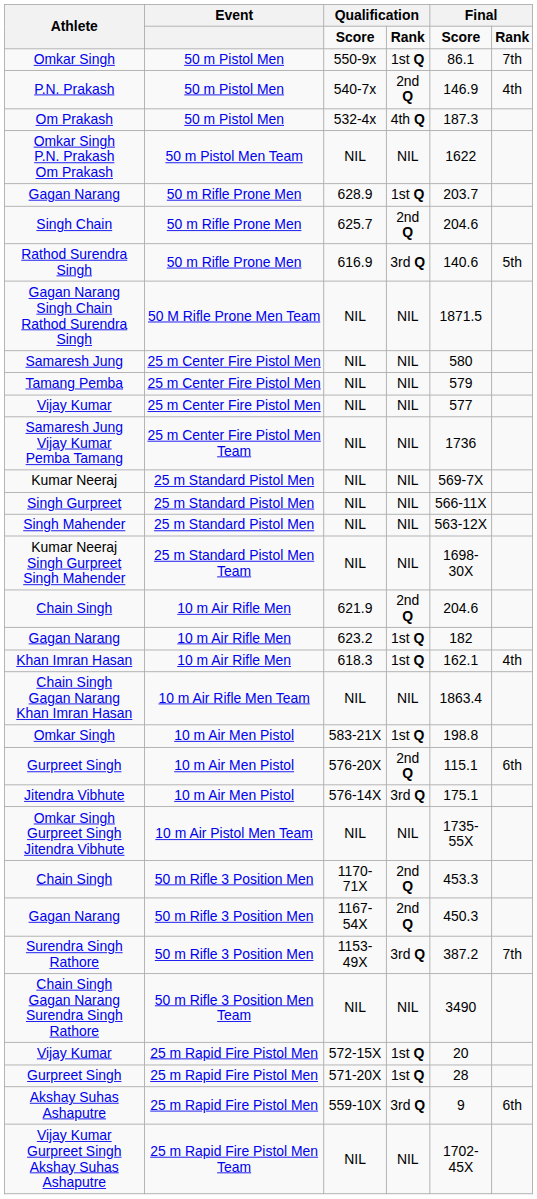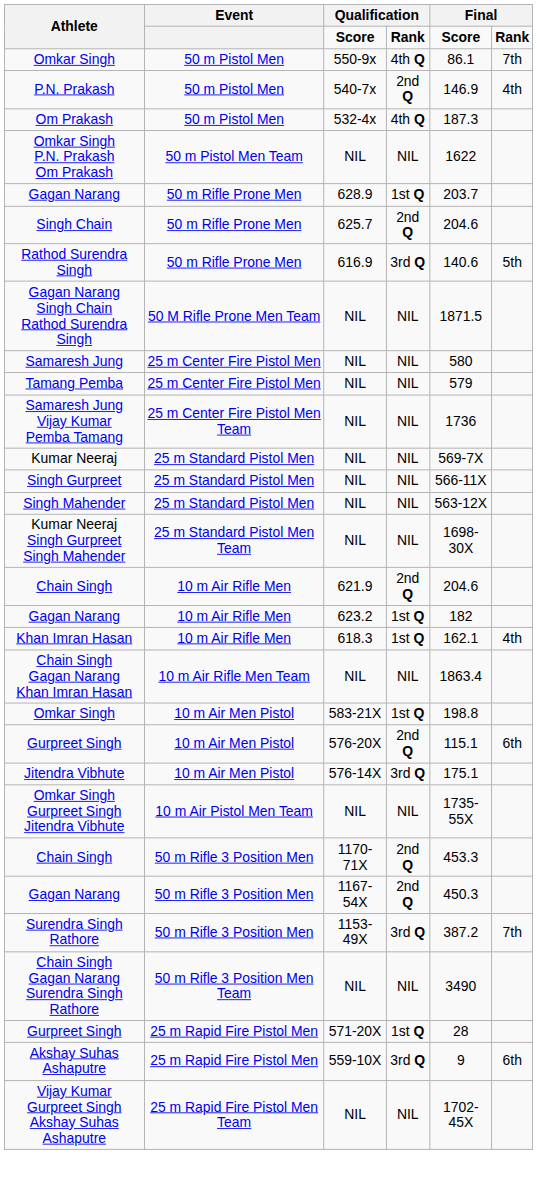(408, 59) 1st Q -> (408, 59) 4th Q
- row: (74, 405)
- row: (74, 1053)
